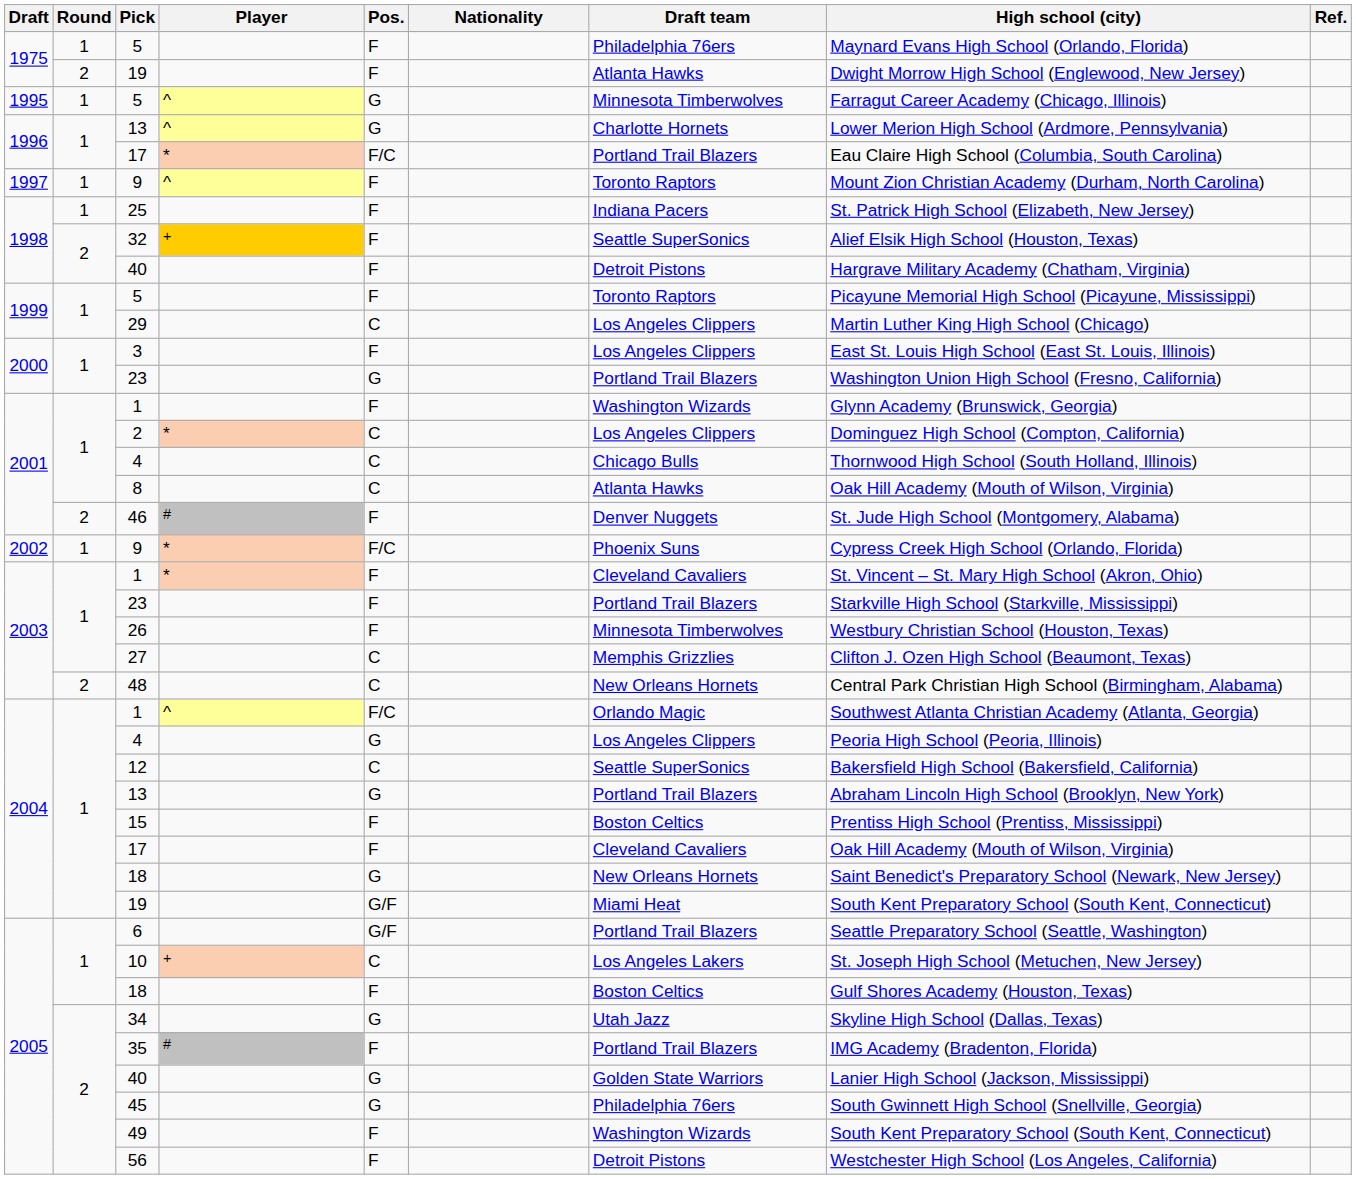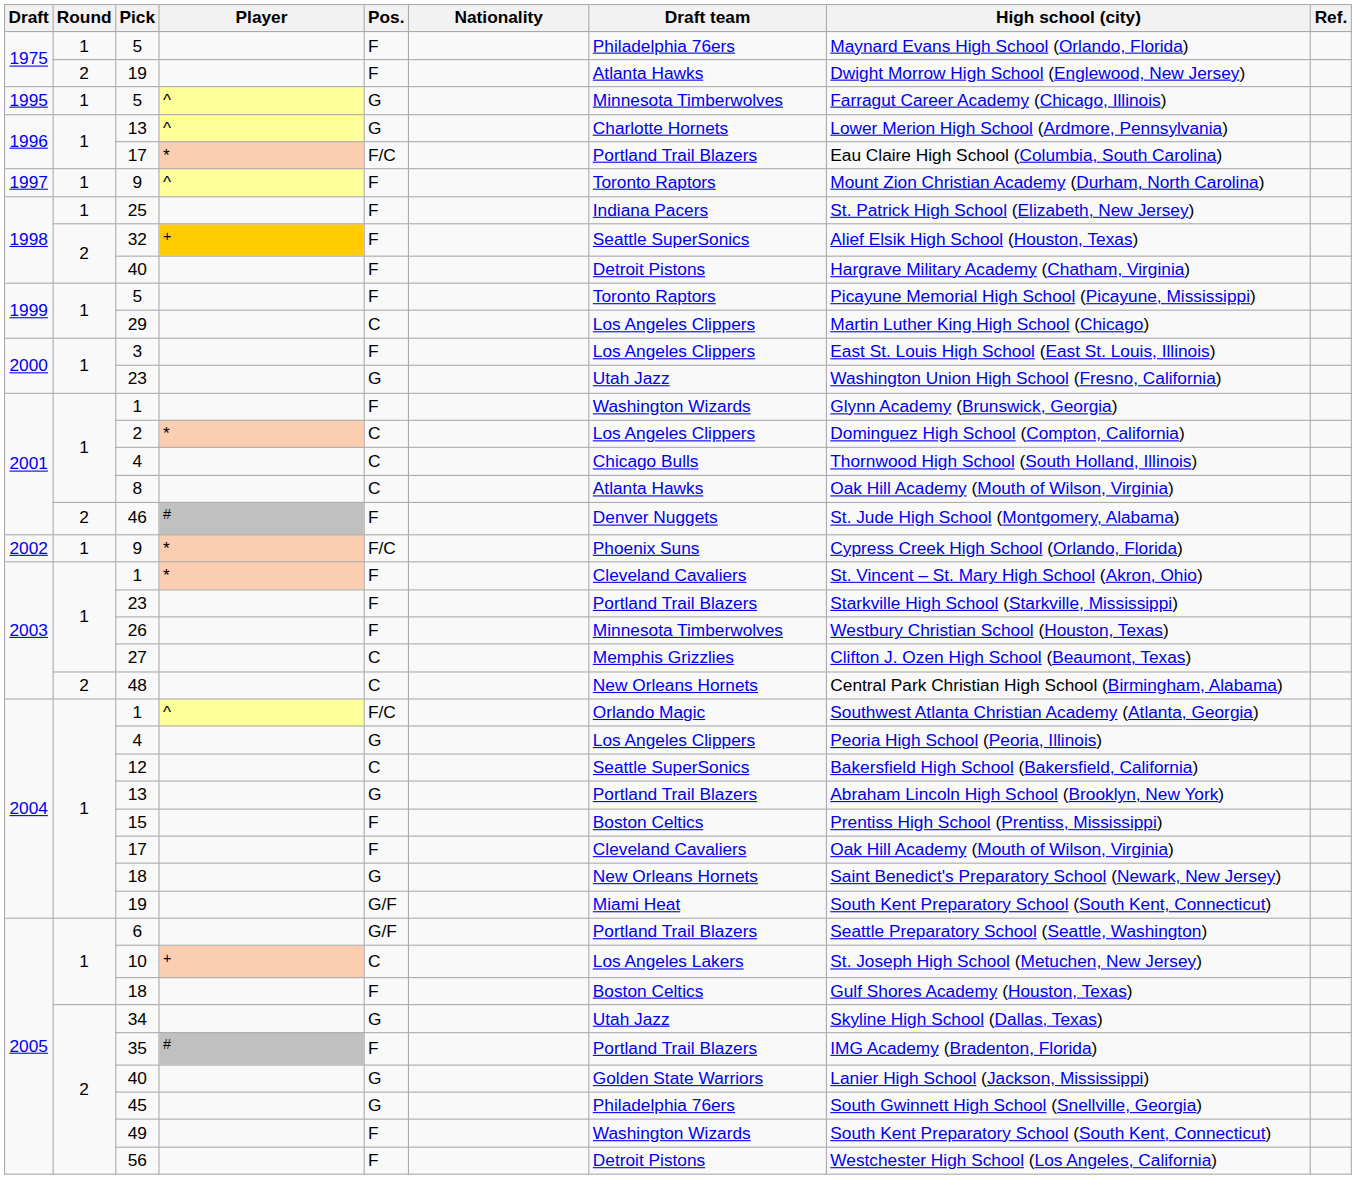(675, 379) Portland Trail Blazers -> (631, 379) Utah Jazz
